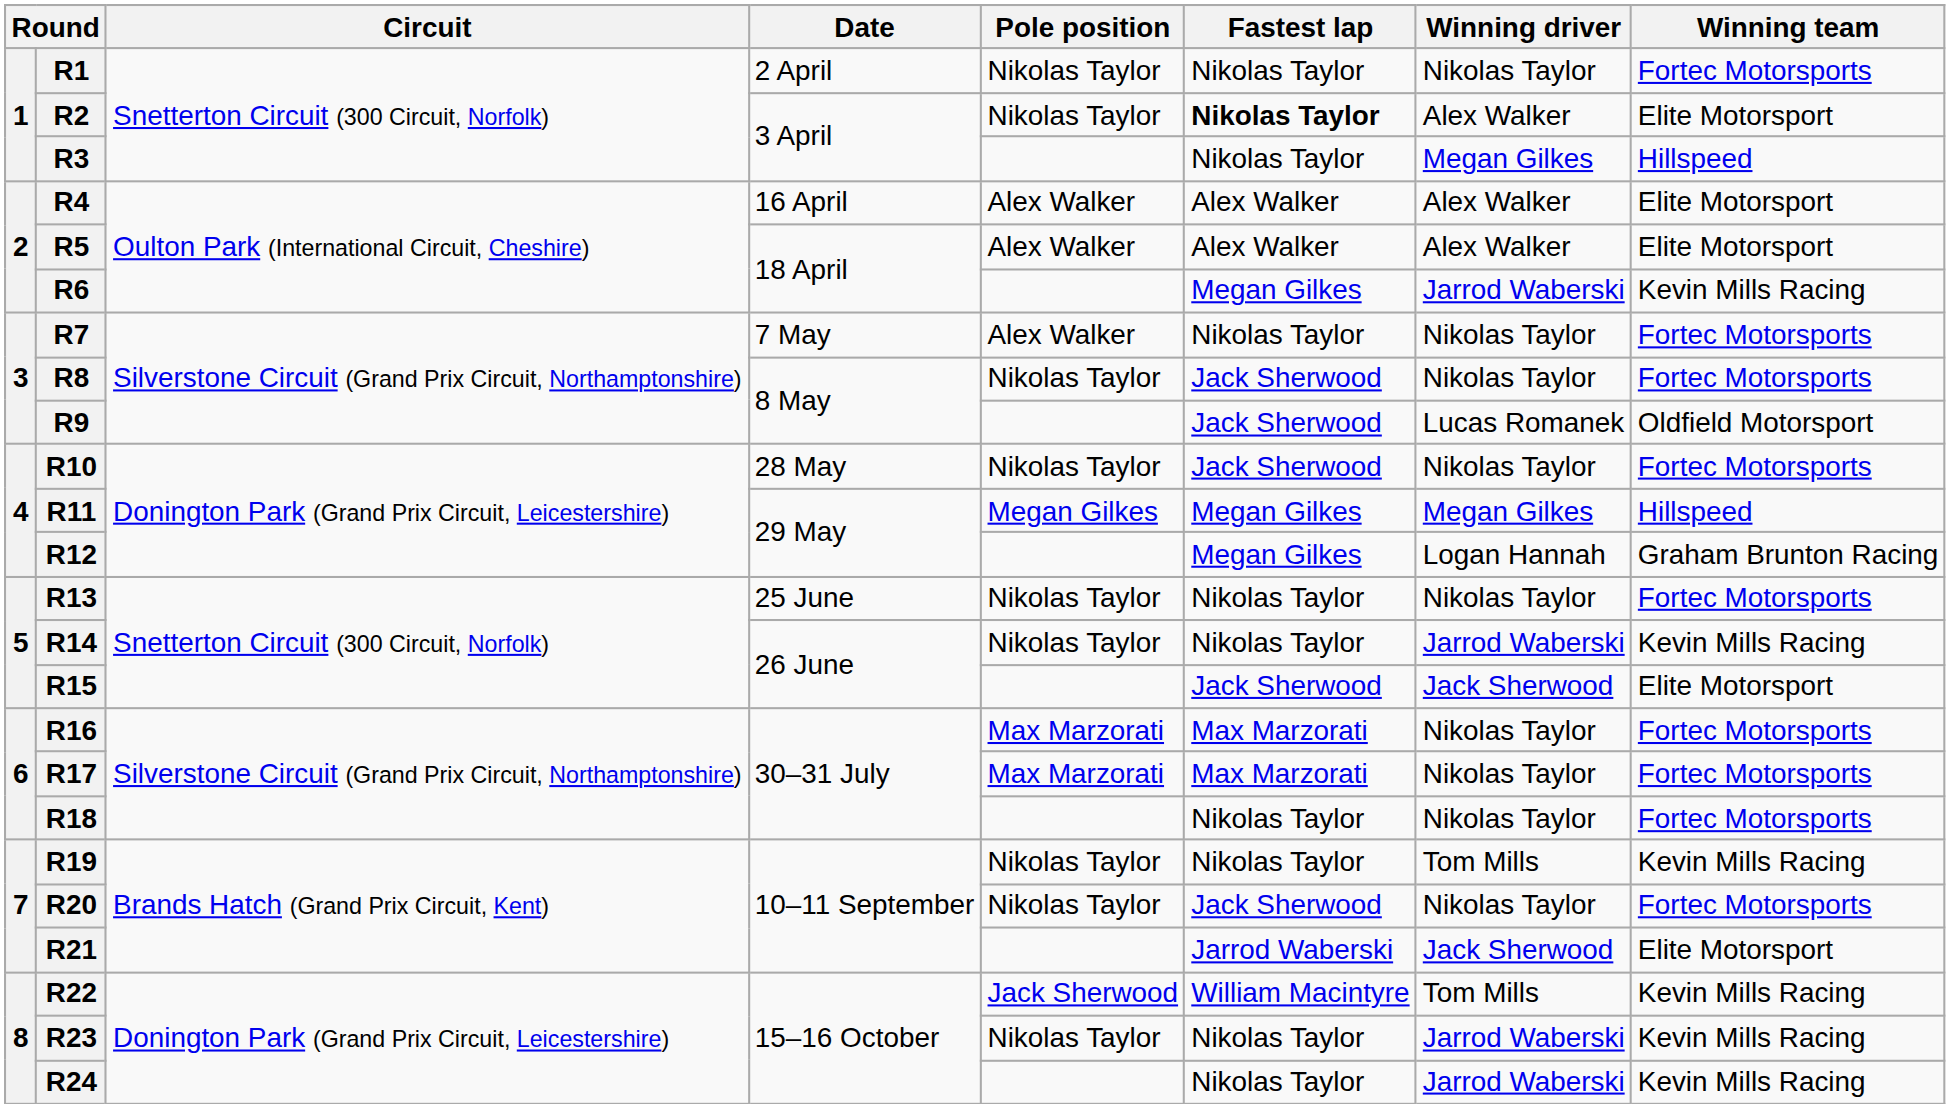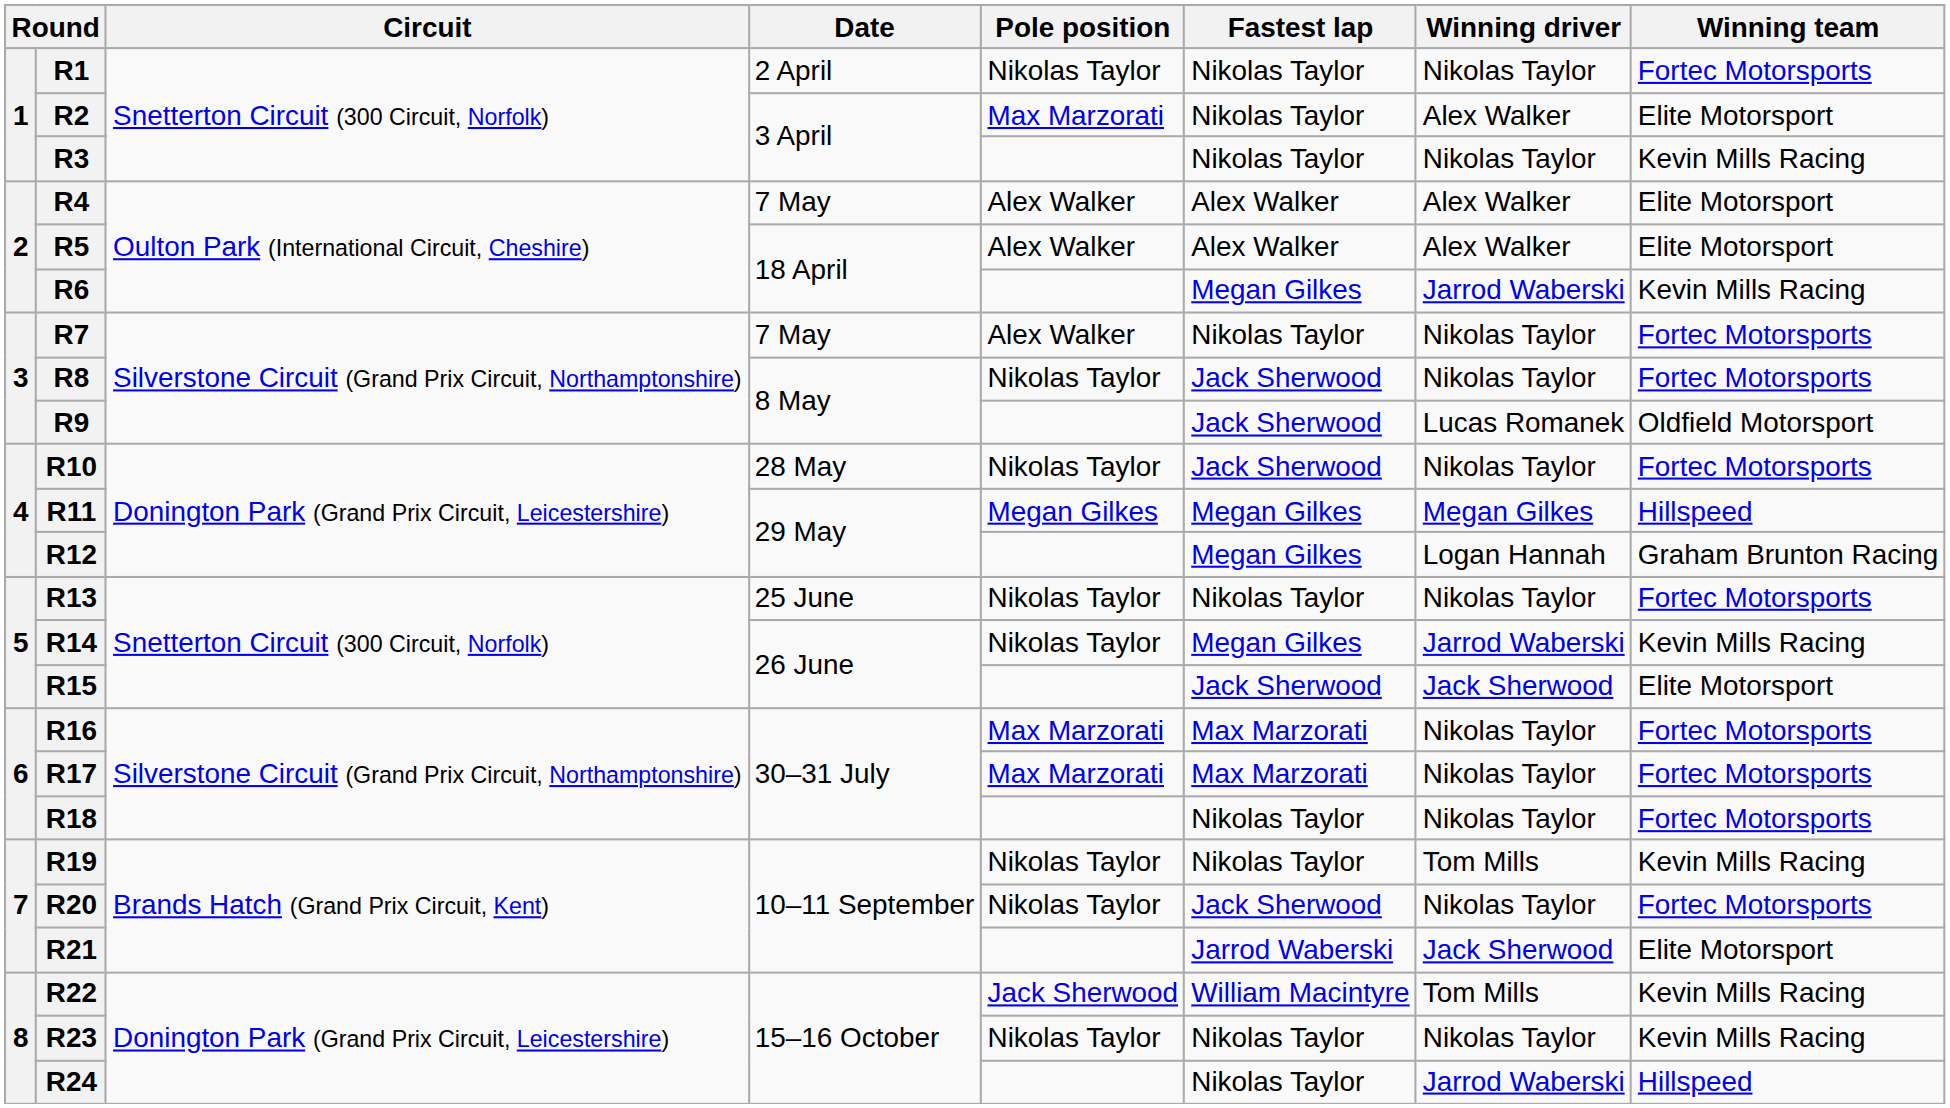(1074, 114) Nikolas Taylor -> (1076, 114) Max Marzorati
(1285, 114) bold -> (1278, 114) normal
(1508, 158) Megan Gilkes -> (1509, 158) Nikolas Taylor
(1695, 158) Hillspeed -> (1752, 158) Kevin Mills Racing
(801, 202) 16 April -> (793, 202) 7 May
(1278, 642) Nikolas Taylor -> (1276, 642) Megan Gilkes
(1524, 1037) Jarrod Waberski -> (1509, 1037) Nikolas Taylor
(1752, 1081) Kevin Mills Racing -> (1695, 1081) Hillspeed
